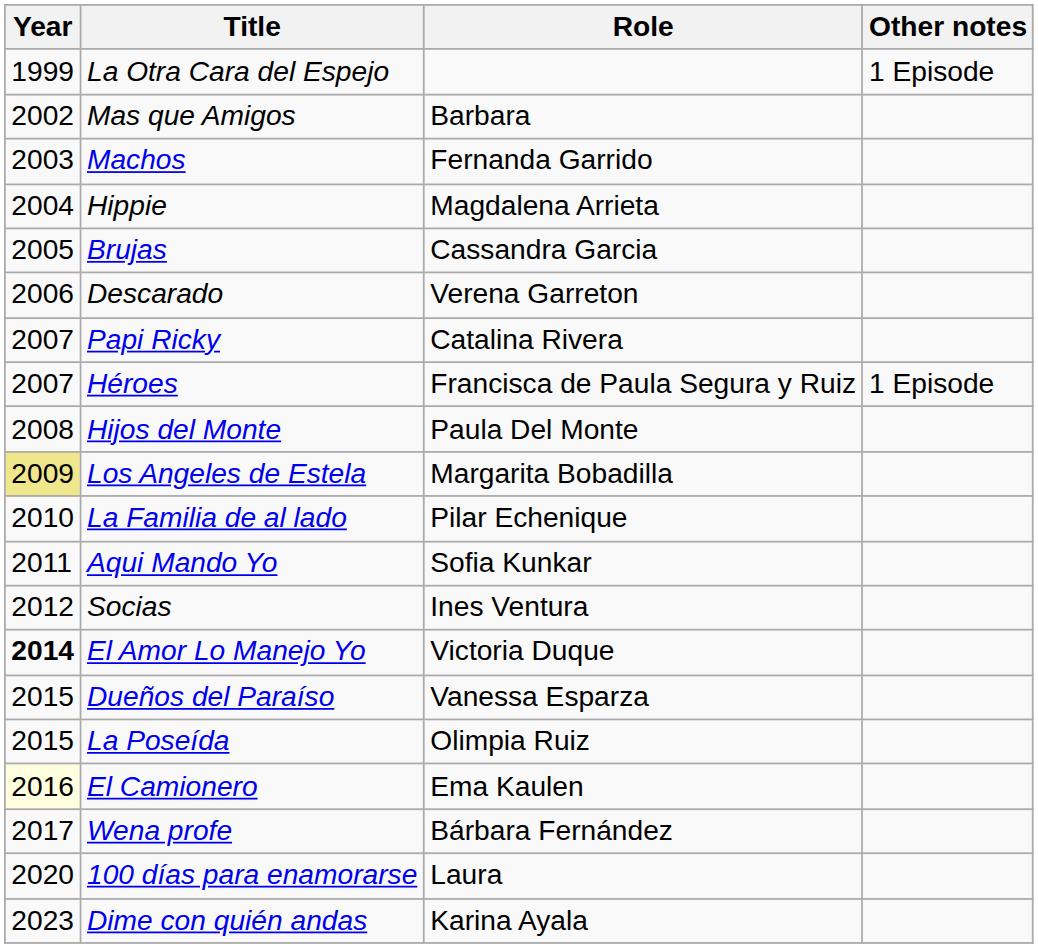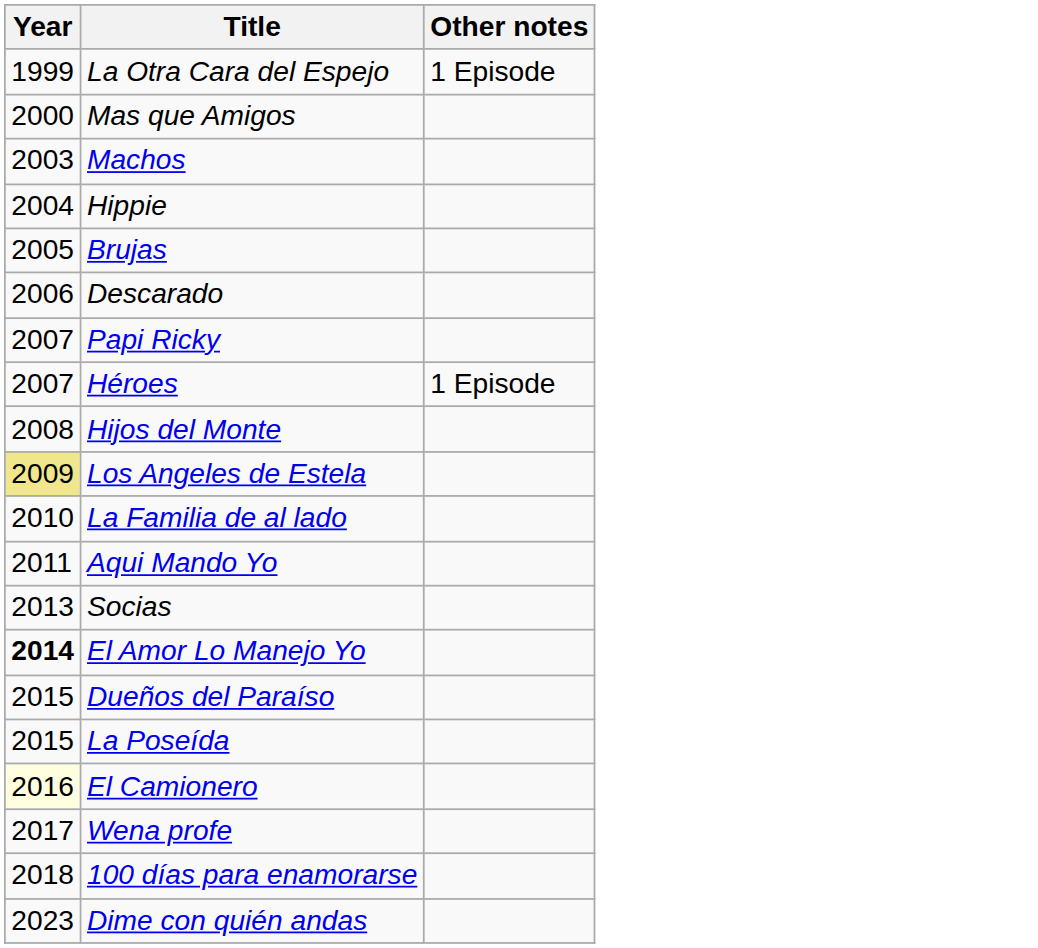- column: (643, 26)
(43, 116) 2002 -> (43, 116) 2000
(43, 607) 2012 -> (43, 607) 2013
(43, 875) 2020 -> (43, 875) 2018
